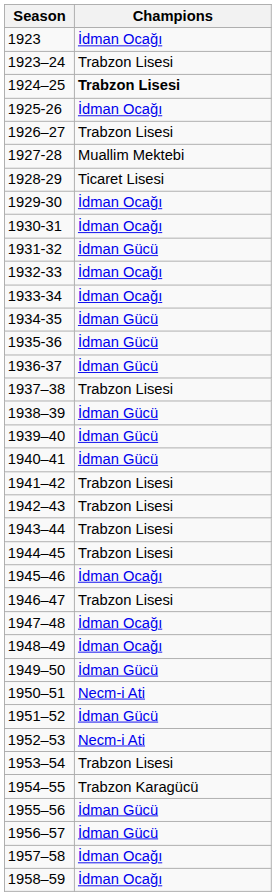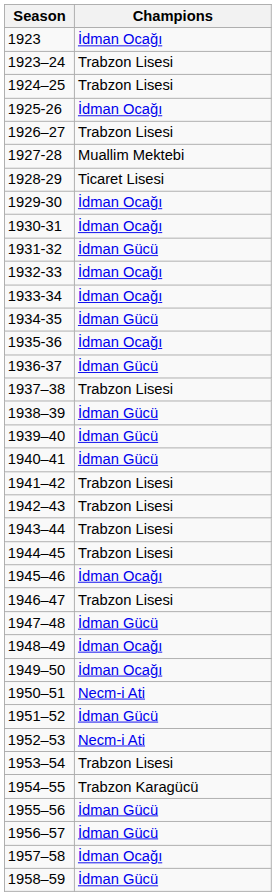(129, 86) bold -> (126, 86) normal
(118, 343) İdman Gücü -> (120, 343) İdman Ocağı
(120, 623) İdman Ocağı -> (118, 623) İdman Gücü
(118, 669) İdman Gücü -> (120, 669) İdman Ocağı
(120, 879) İdman Ocağı -> (118, 879) İdman Gücü
